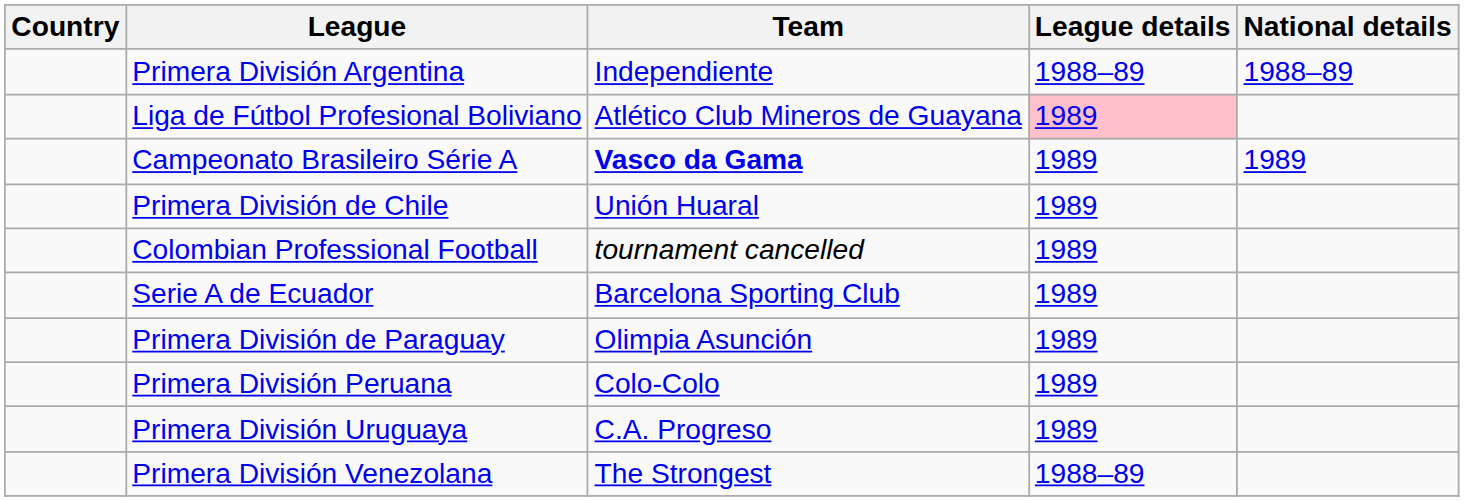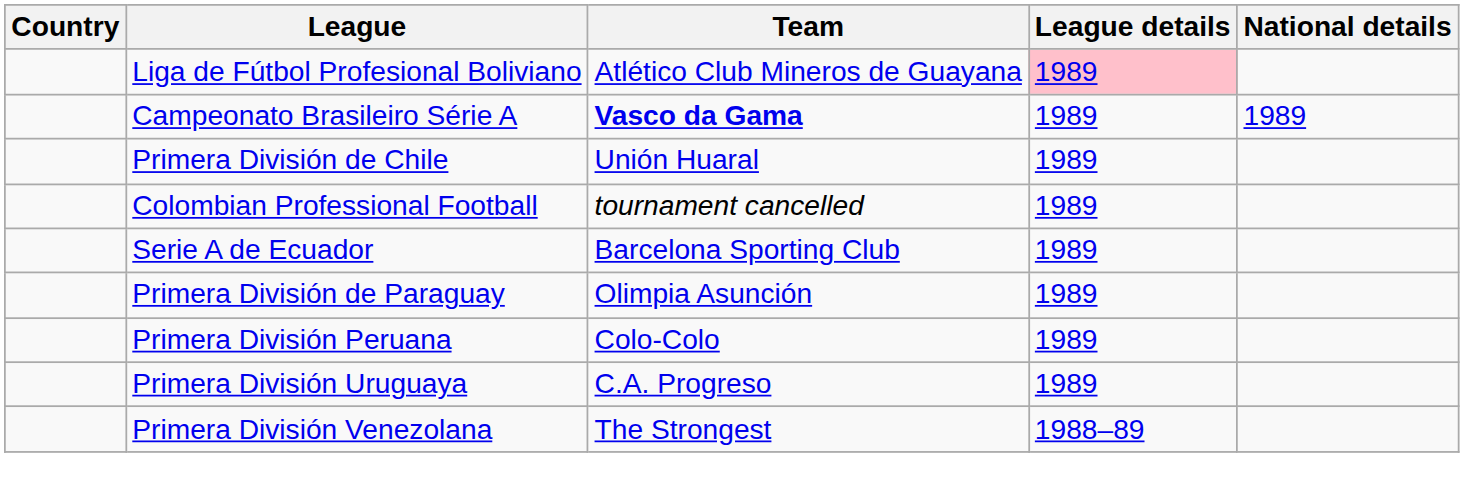- row: (298, 71)
